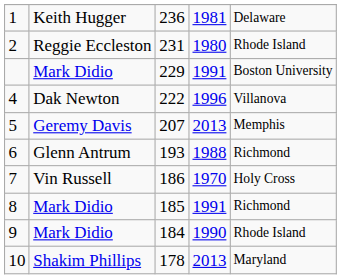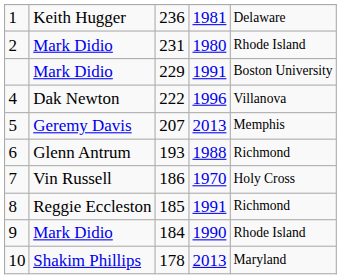(92, 44) Reggie Eccleston -> (73, 44) Mark Didio
(73, 206) Mark Didio -> (92, 206) Reggie Eccleston
